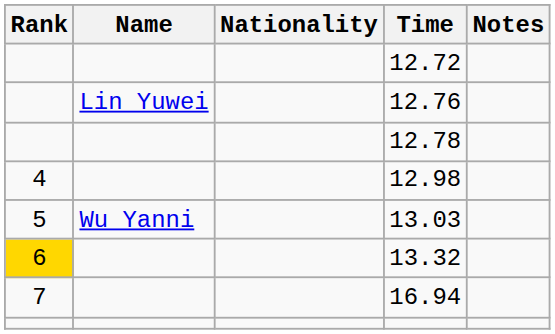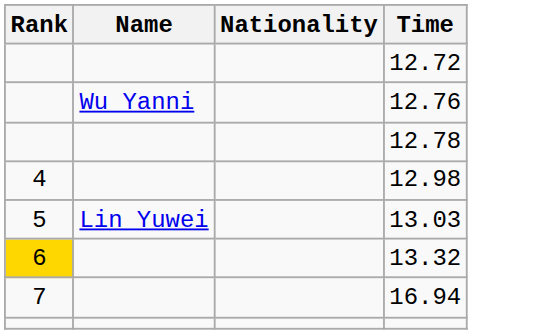- column: (508, 24)
(144, 102) Lin Yuwei -> (137, 102) Wu Yanni
(137, 219) Wu Yanni -> (144, 219) Lin Yuwei
